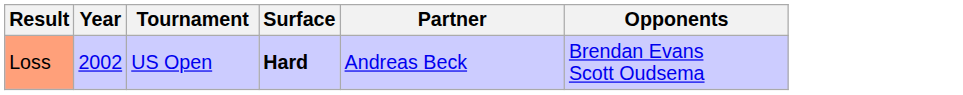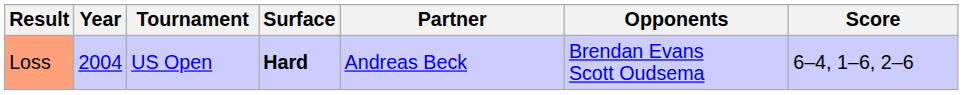+ column: (873, 20)
(100, 62) 2002 -> (100, 62) 2004
